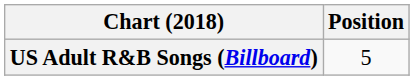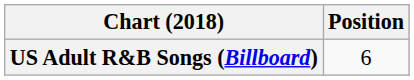(366, 57) 5 -> (366, 57) 6
